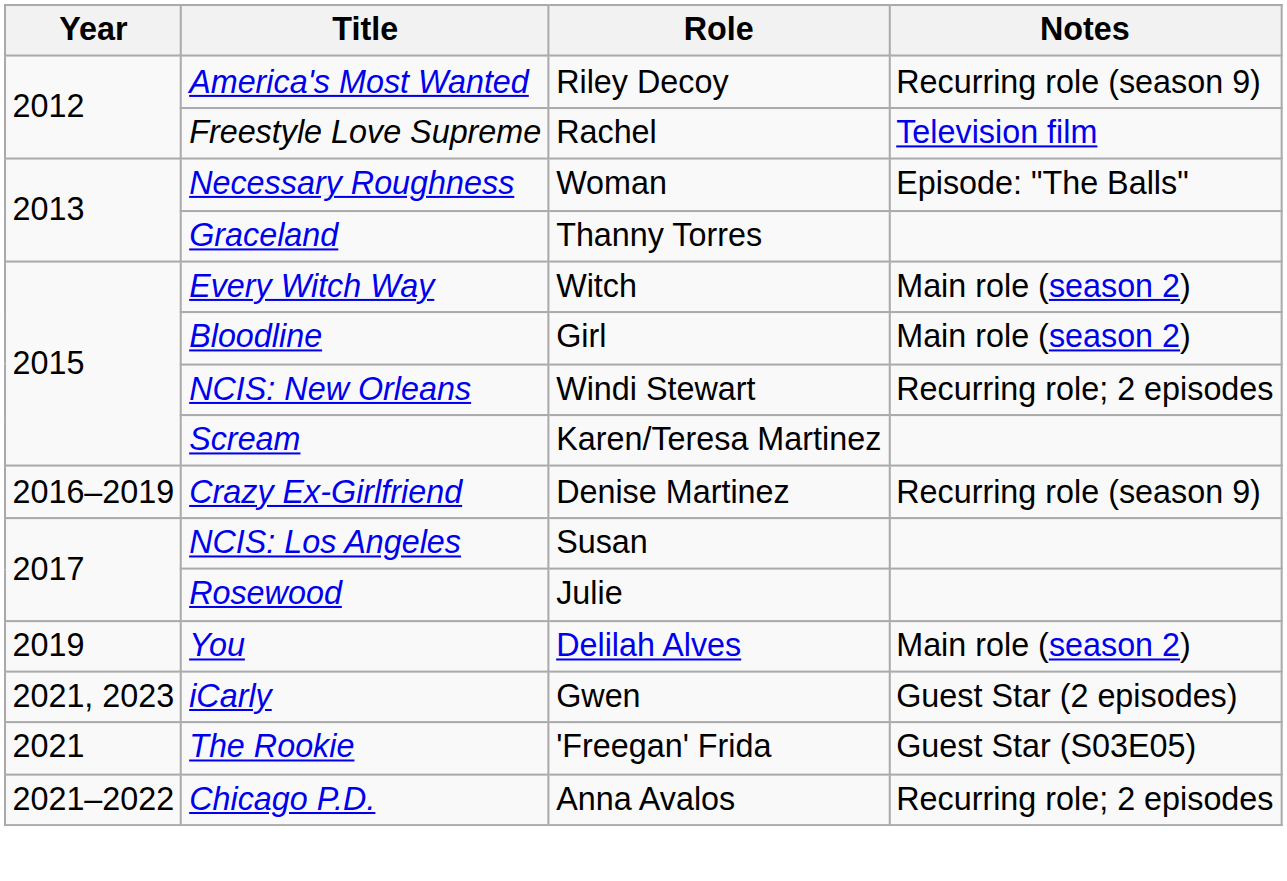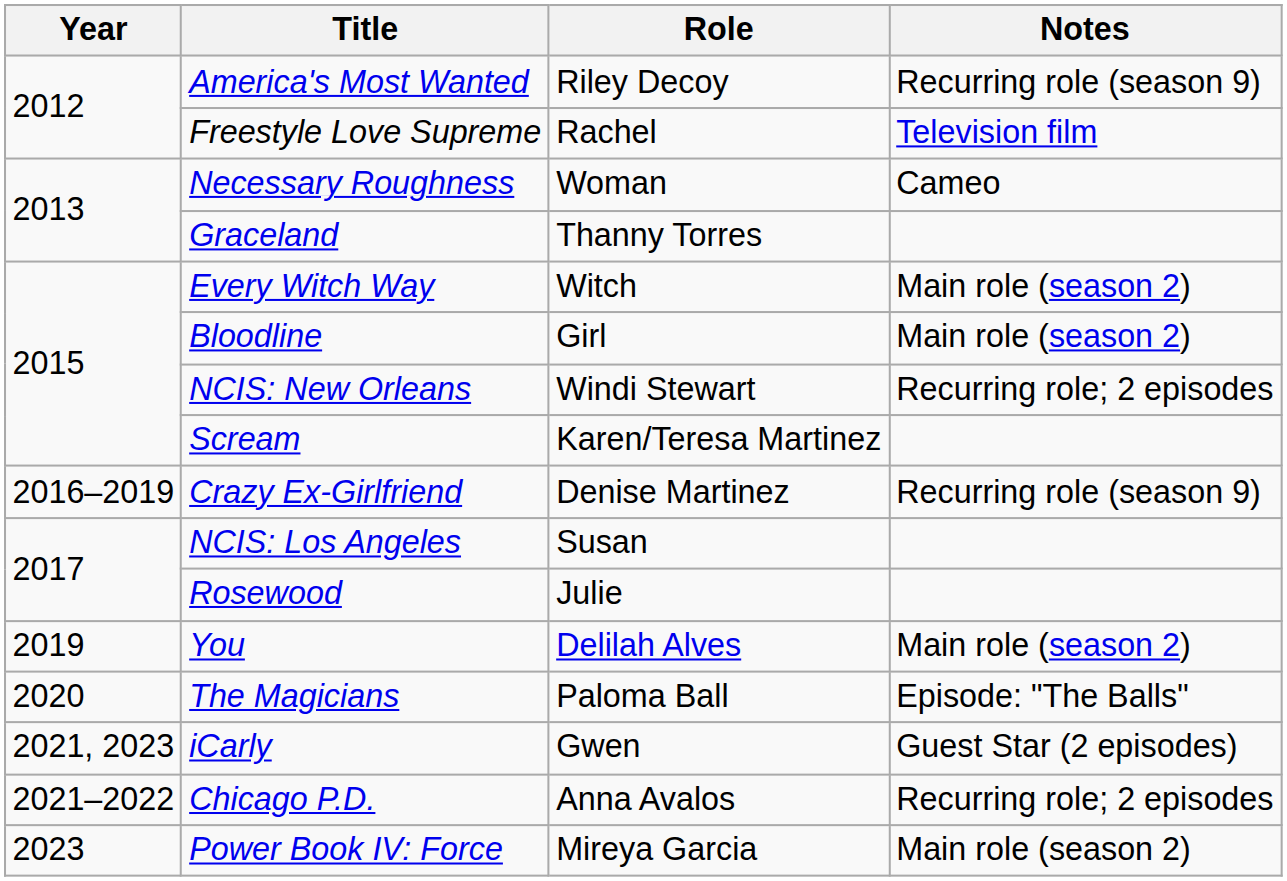(1042, 183) Episode: "The Balls" -> (948, 183) Cameo
+ row: (294, 696)
- row: (272, 747)
+ row: (346, 850)
